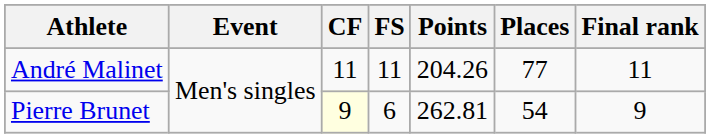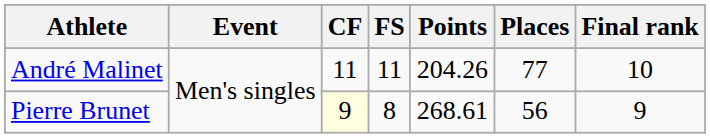(640, 69) 11 -> (640, 69) 10
(390, 111) 6 -> (390, 111) 8
(452, 111) 262.81 -> (452, 111) 268.61
(535, 111) 54 -> (535, 111) 56
